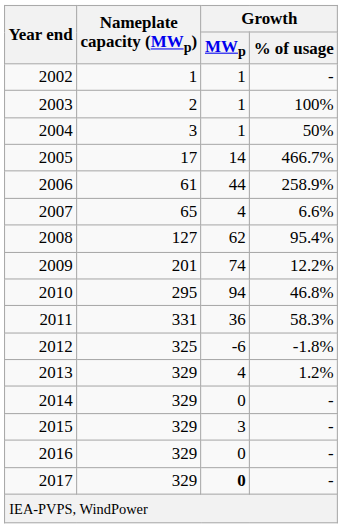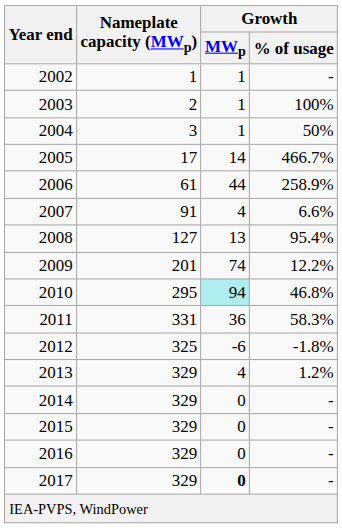(189, 211) 65 -> (189, 211) 91
(237, 238) 62 -> (237, 238) 13
(237, 292) no background -> (237, 292) paleturquoise background
(242, 426) 3 -> (242, 426) 0
